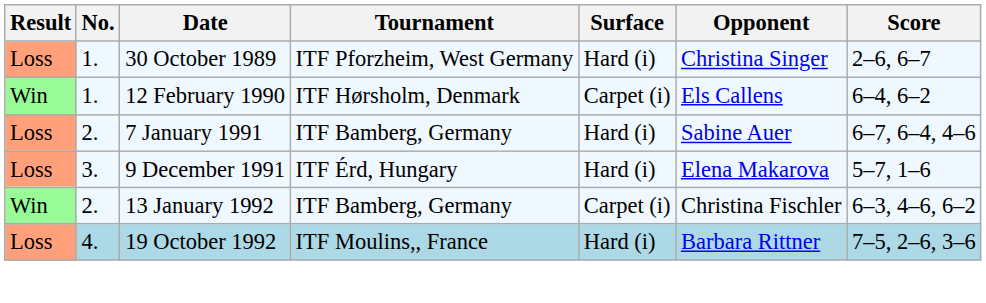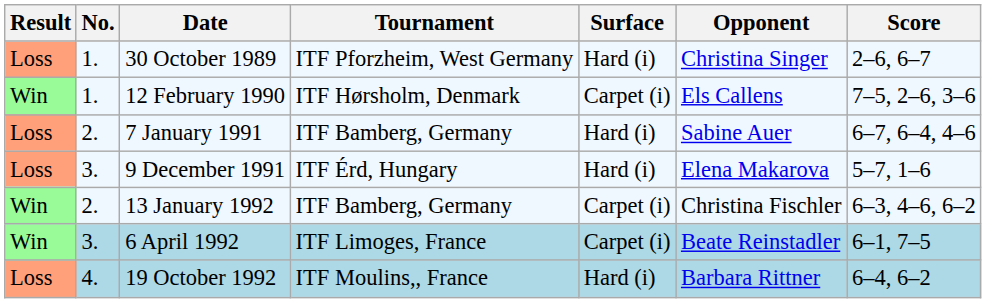(891, 95) 6–4, 6–2 -> (914, 95) 7–5, 2–6, 3–6
+ row: (182, 241)
(914, 241) 7–5, 2–6, 3–6 -> (891, 277) 6–4, 6–2
